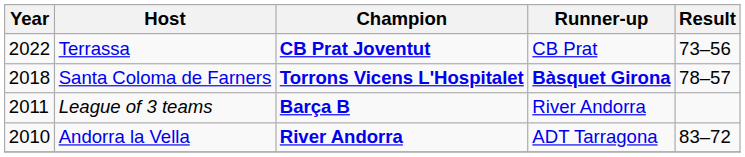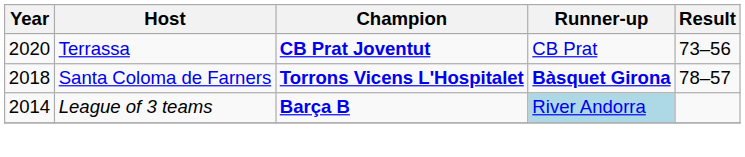(30, 48) 2022 -> (30, 48) 2020
(29, 107) 2011 -> (30, 107) 2014
(589, 107) no background -> (589, 107) lightblue background
- row: (124, 136)
